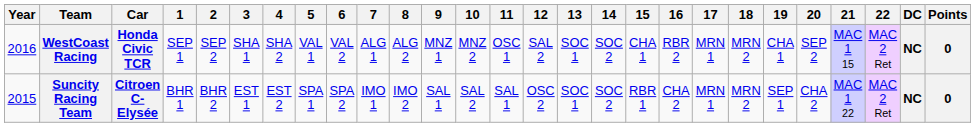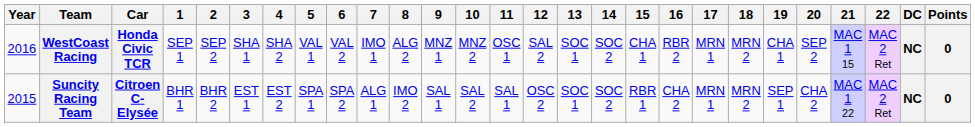(373, 49) ALG 1 -> (373, 49) IMO 1
(373, 98) IMO 1 -> (373, 98) ALG 1
